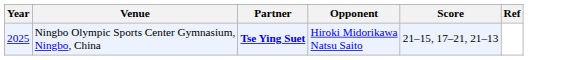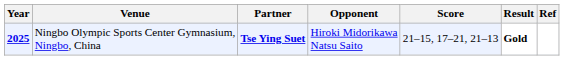+ column: (519, 14)
(18, 39) normal -> (18, 39) bold
